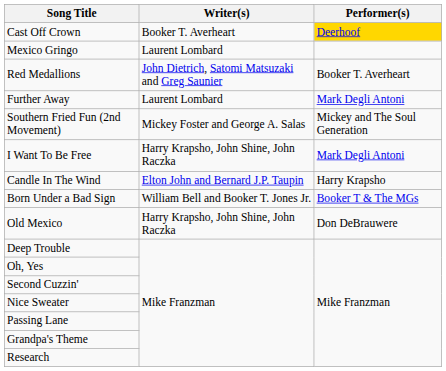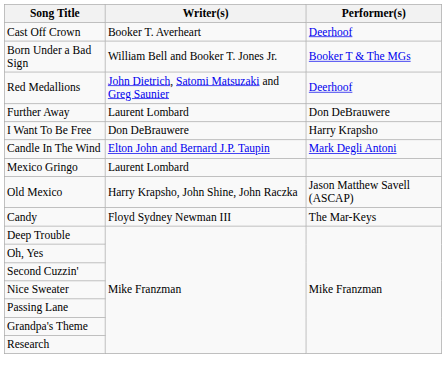(338, 31) gold background -> (331, 31) no background
rows swapped: (61, 198) <-> (42, 50)
(363, 74) Booker T. Averheart -> (331, 87) Deerhoof
(361, 99) Mark Degli Antoni -> (349, 112) Don DeBrauwere
- row: (64, 124)
(218, 155) Harry Krapsho, John Shine, John Raczka -> (148, 130) Don DeBrauwere
(361, 155) Mark Degli Antoni -> (343, 130) Harry Krapsho
(351, 180) Harry Krapsho -> (353, 149) Mark Degli Antoni
(357, 223) Don DeBrauwere -> (359, 192) Jason Matthew Savell (ASCAP)
+ row: (22, 216)
